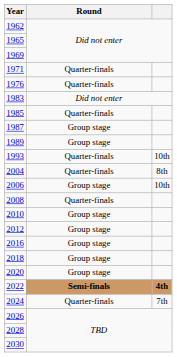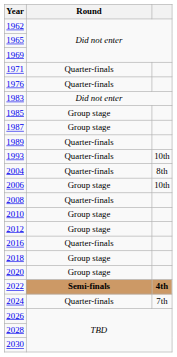(89, 113) Quarter-finals -> (89, 113) Group stage
(89, 142) Group stage -> (89, 142) Quarter-finals
(89, 243) Group stage -> (89, 243) Quarter-finals
